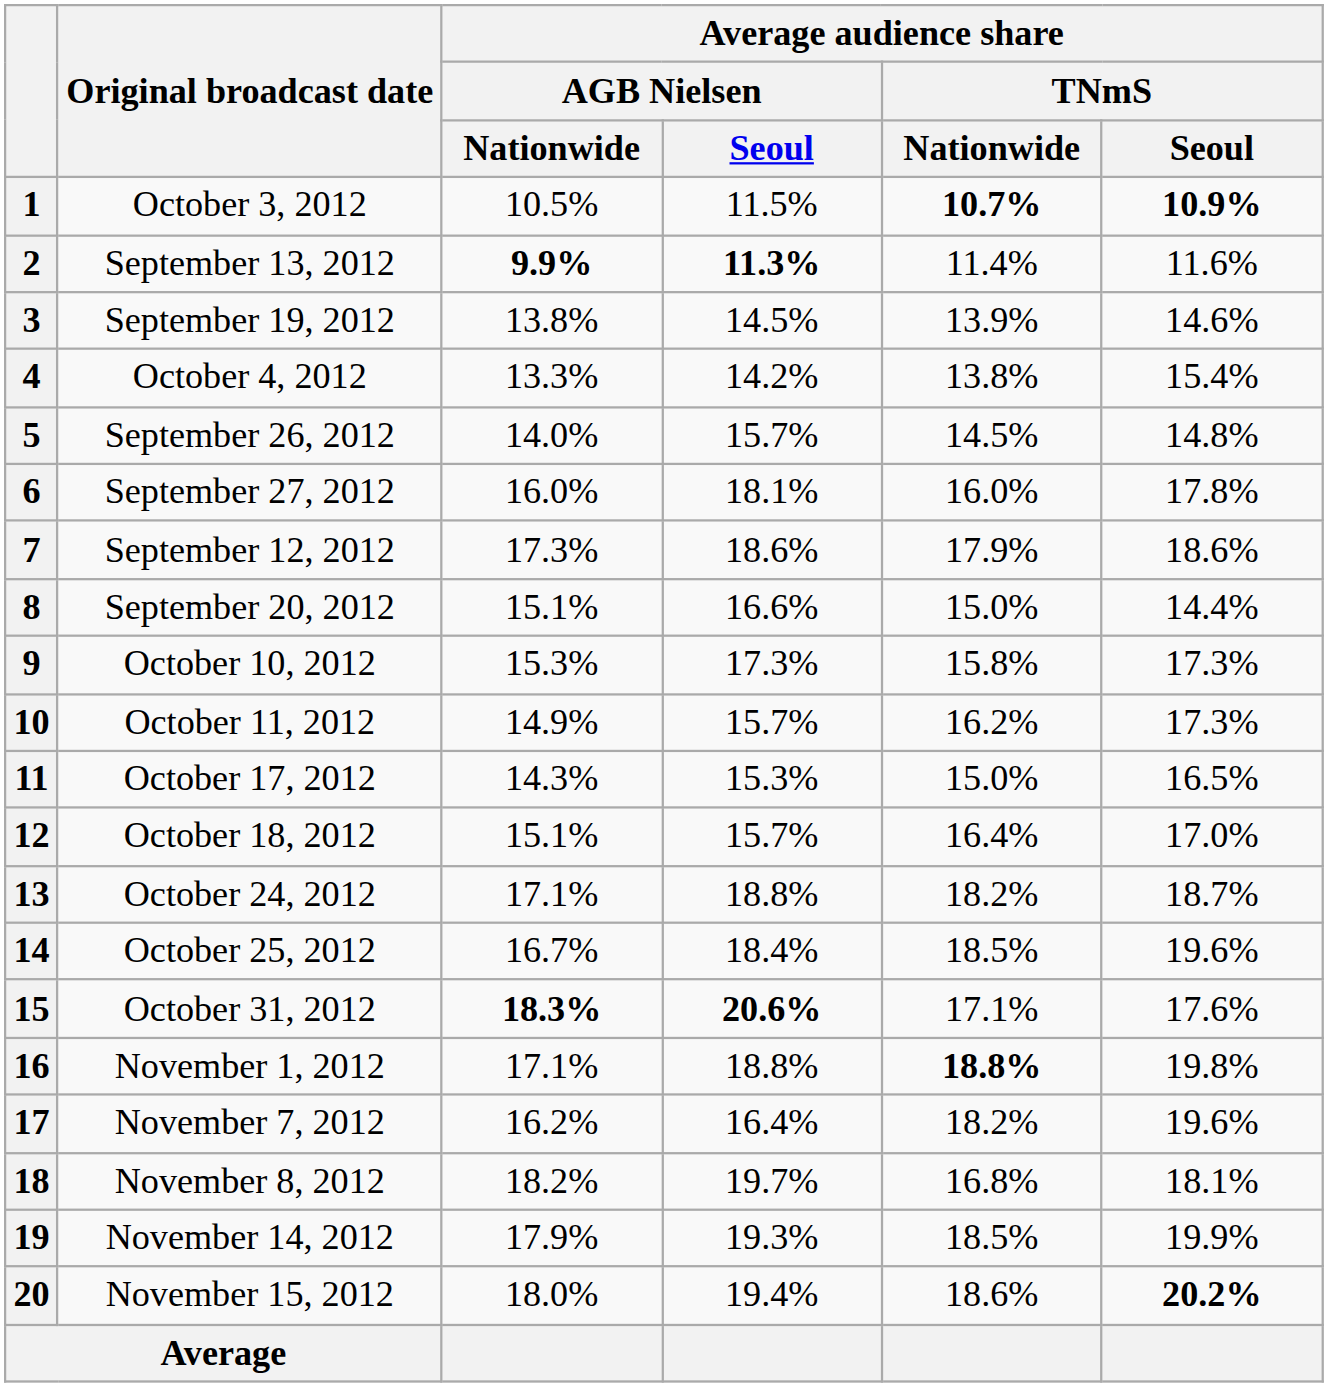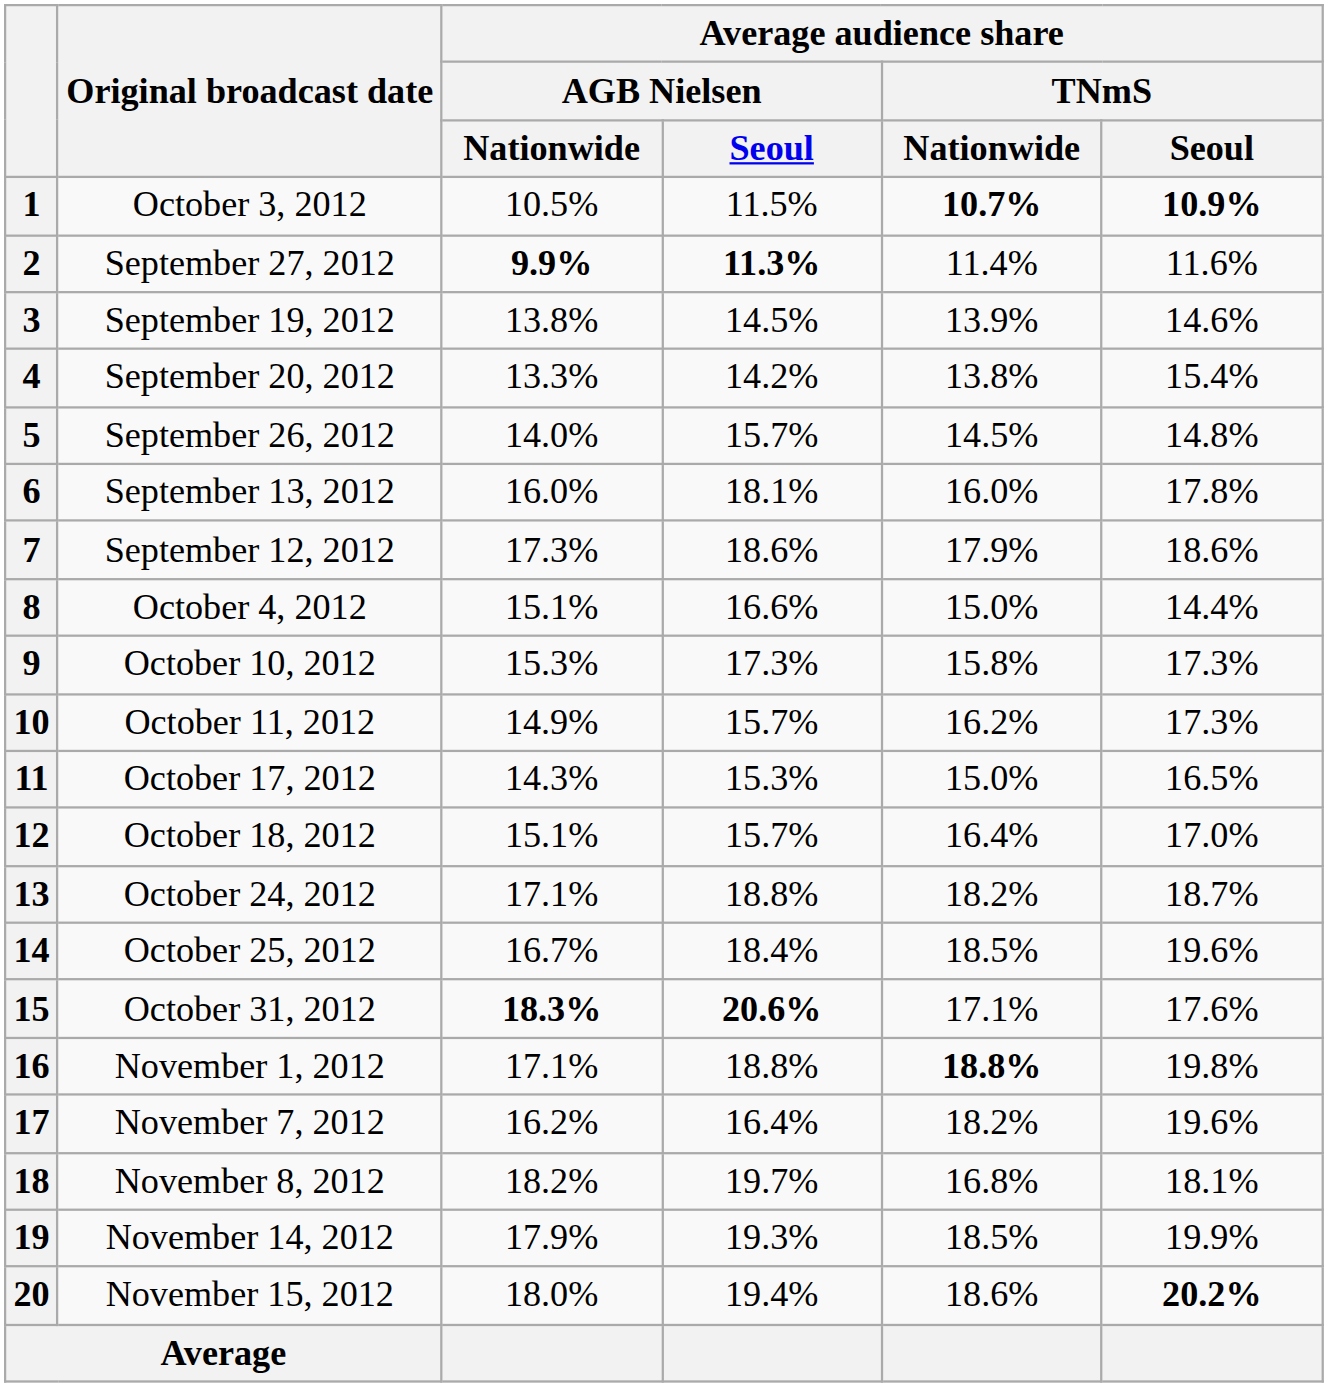(250, 262) September 13, 2012 -> (250, 262) September 27, 2012
(250, 377) October 4, 2012 -> (250, 377) September 20, 2012
(250, 491) September 27, 2012 -> (250, 491) September 13, 2012
(250, 606) September 20, 2012 -> (250, 606) October 4, 2012
